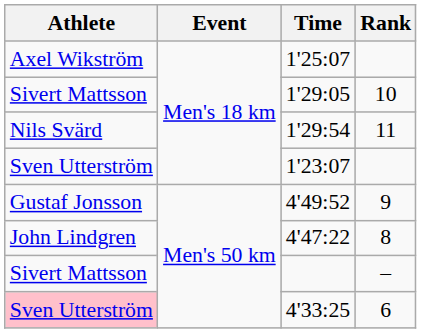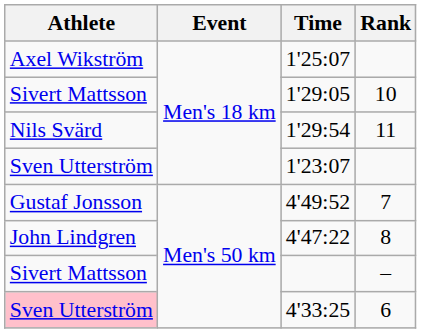(386, 202) 9 -> (386, 202) 7
